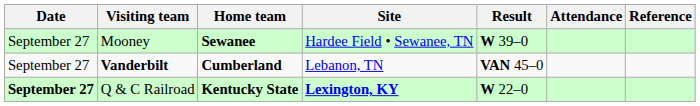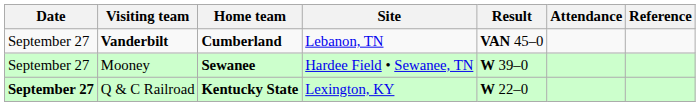rows swapped: (135, 65) <-> (125, 41)
(352, 89) bold -> (350, 89) normal
